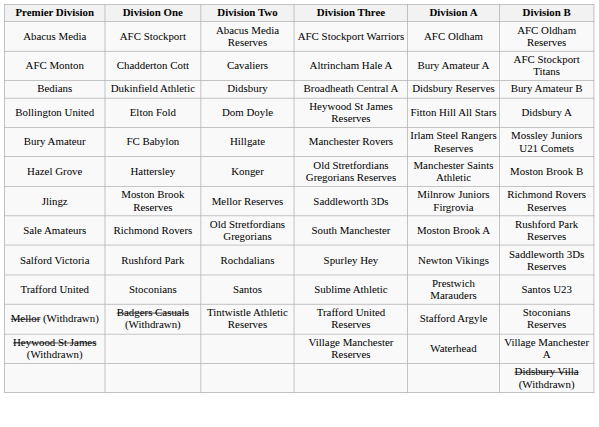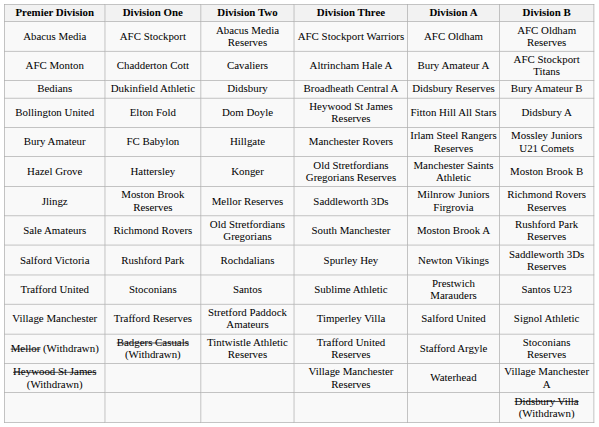+ row: (55, 319)
